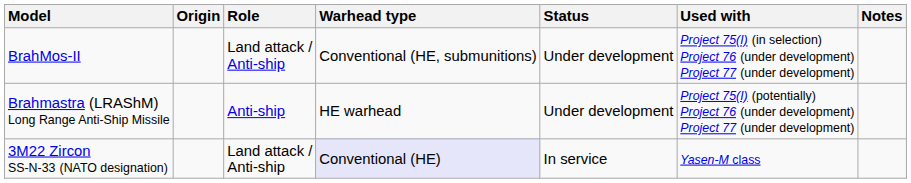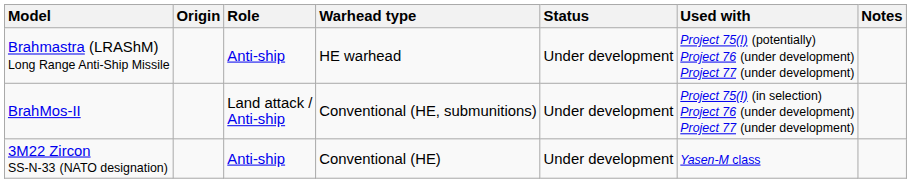rows swapped: (44, 55) <-> (89, 110)
(270, 158) Land attack / Anti-ship -> (256, 158) Anti-ship
(380, 158) lavender background -> (380, 158) no background
(575, 158) In service -> (608, 158) Under development
